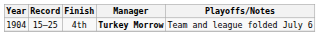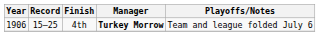(16, 25) 1904 -> (16, 25) 1906
